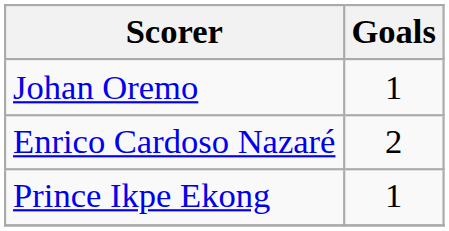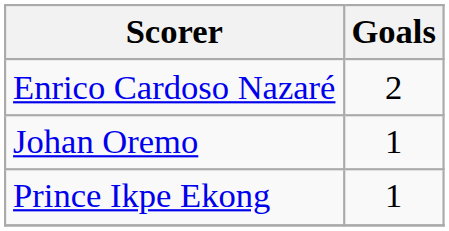rows swapped: (174, 141) <-> (106, 86)
